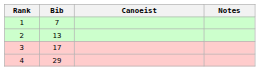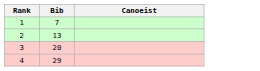- column: (229, 10)
(57, 47) 17 -> (57, 47) 20
